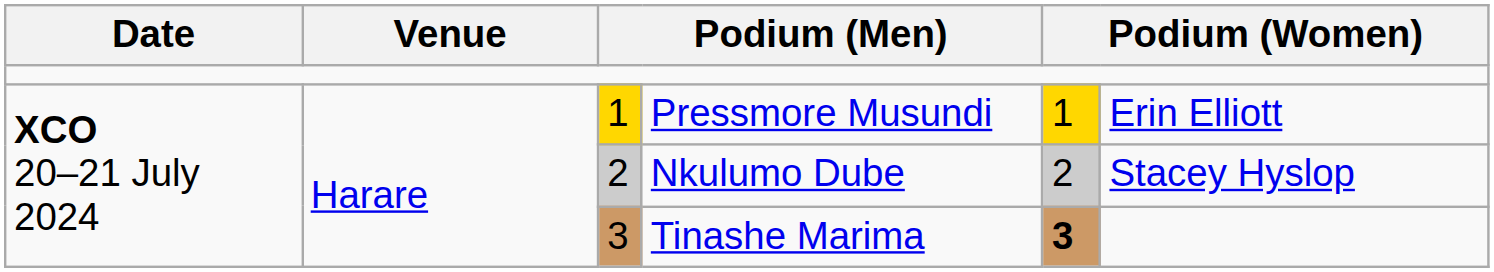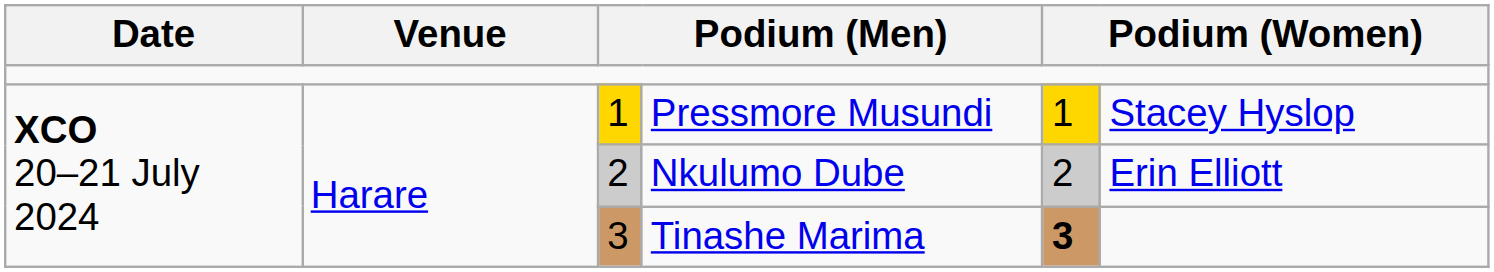(1196, 113) Erin Elliott -> (1232, 113) Stacey Hyslop
(1232, 174) Stacey Hyslop -> (1196, 174) Erin Elliott
